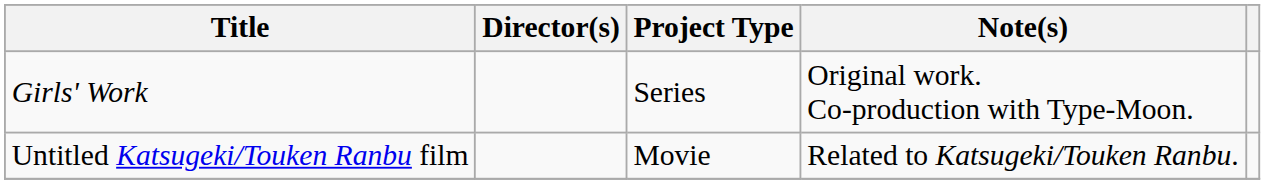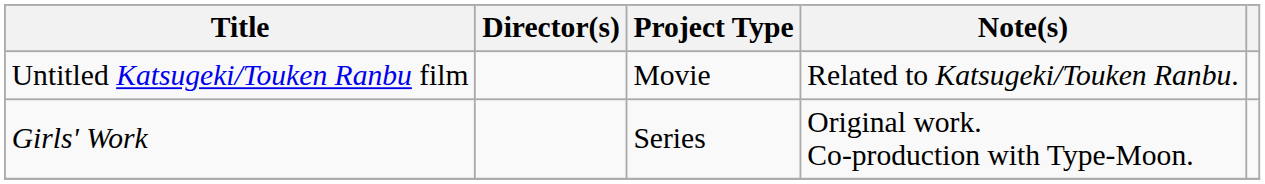rows swapped: (80, 91) <-> (240, 155)
